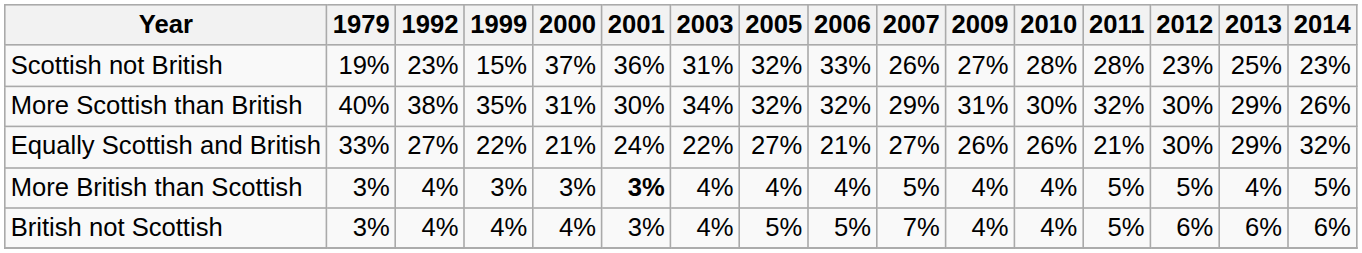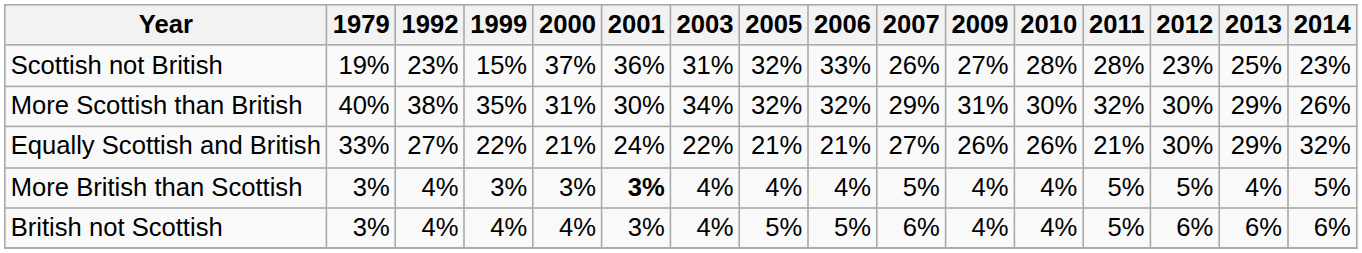(777, 146) 27% -> (777, 146) 21%
(921, 227) 7% -> (921, 227) 6%
